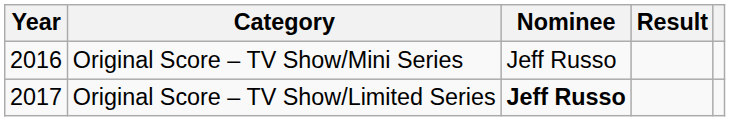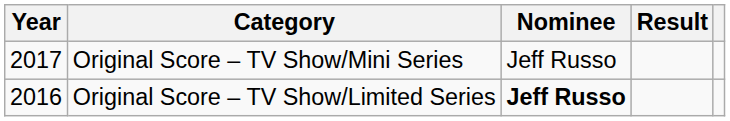(36, 60) 2016 -> (36, 60) 2017
(36, 97) 2017 -> (36, 97) 2016
